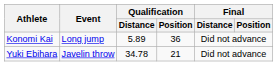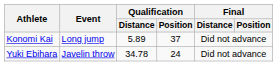(176, 40) 36 -> (176, 40) 37
(176, 54) 21 -> (176, 54) 24
